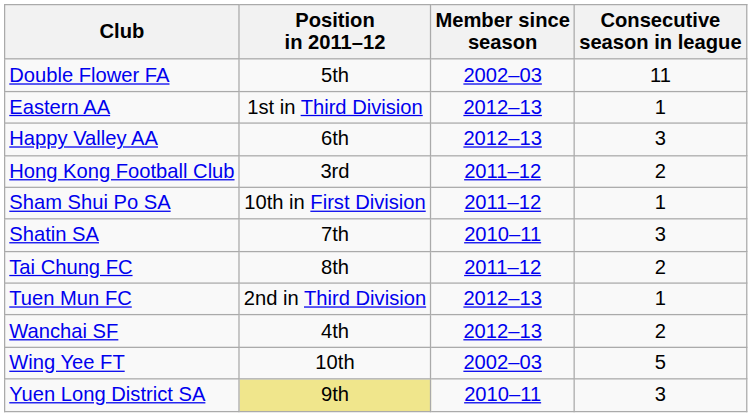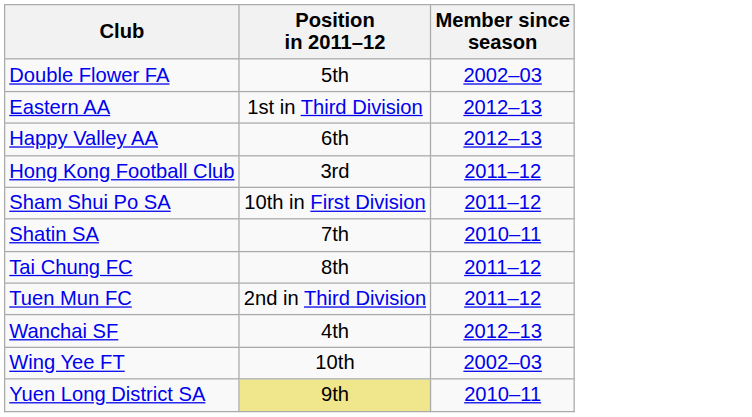- column: (660, 31)
(503, 298) 2012–13 -> (503, 298) 2011–12
